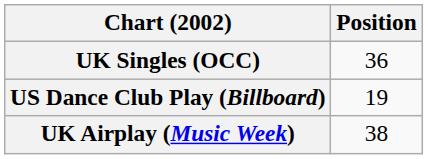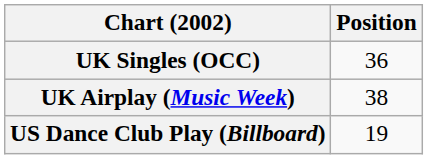rows swapped: (168, 134) <-> (168, 97)
